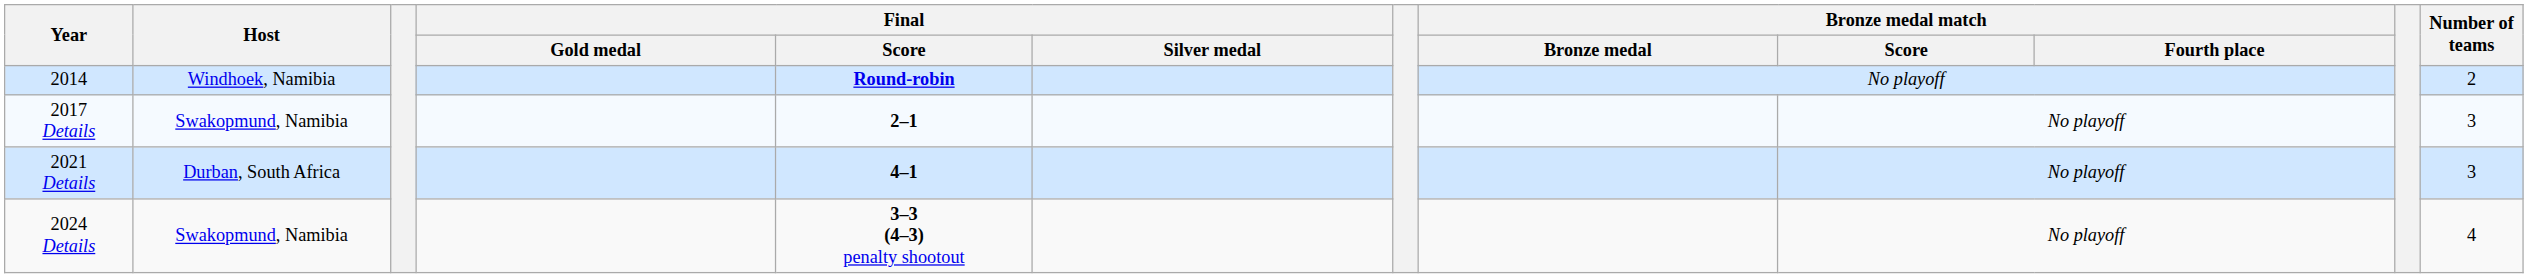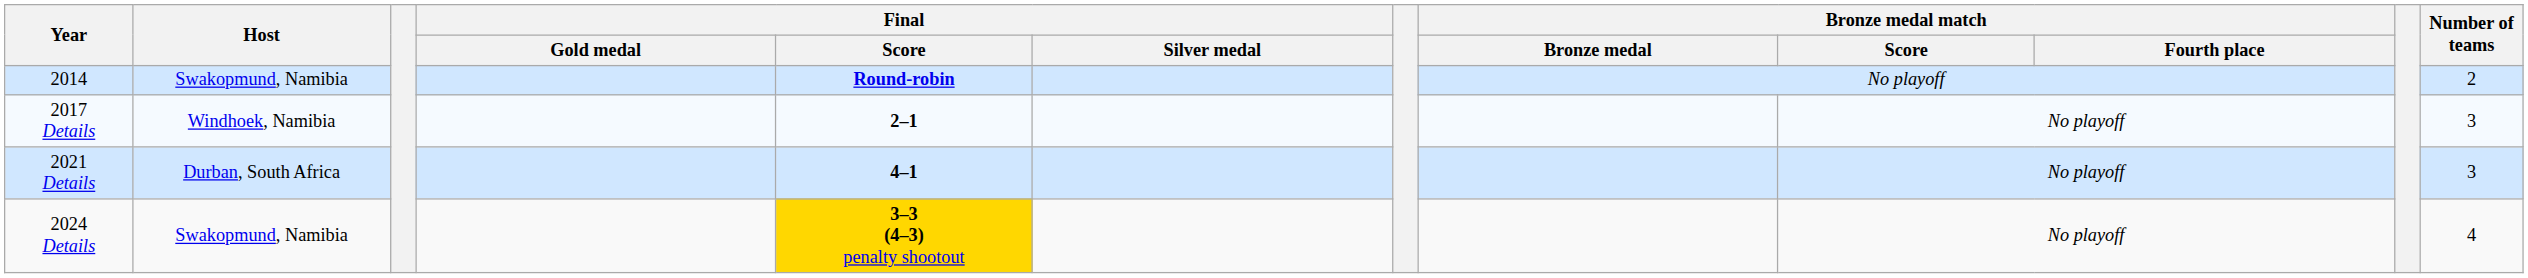(262, 80) Windhoek, Namibia -> (262, 80) Swakopmund, Namibia
(262, 121) Swakopmund, Namibia -> (262, 121) Windhoek, Namibia
(904, 235) no background -> (904, 235) gold background
